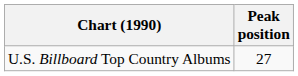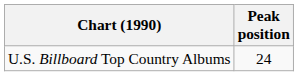(264, 58) 27 -> (264, 58) 24
